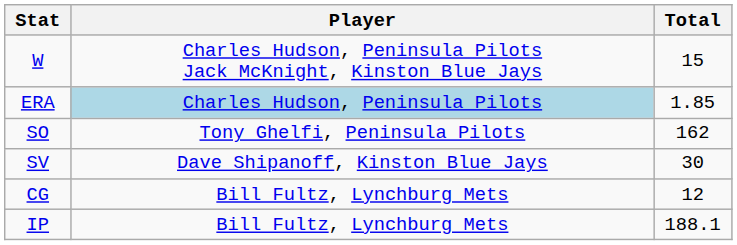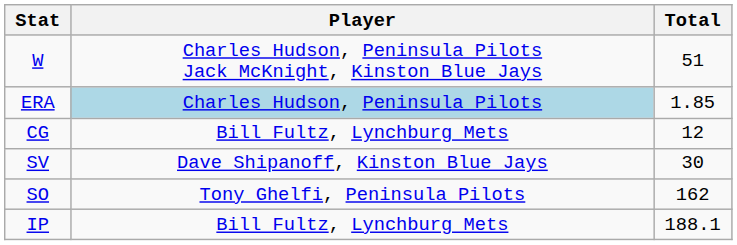(693, 61) 15 -> (693, 61) 51
rows swapped: (38, 194) <-> (38, 133)
